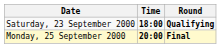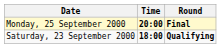rows swapped: (71, 24) <-> (66, 37)
